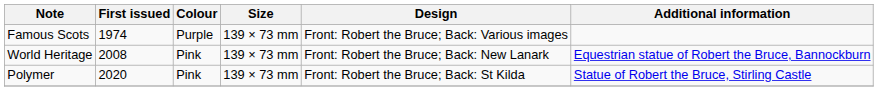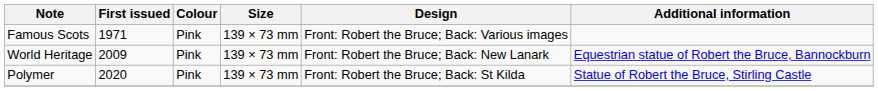(113, 34) 1974 -> (113, 34) 1971
(195, 34) Purple -> (189, 34) Pink
(113, 55) 2008 -> (113, 55) 2009
